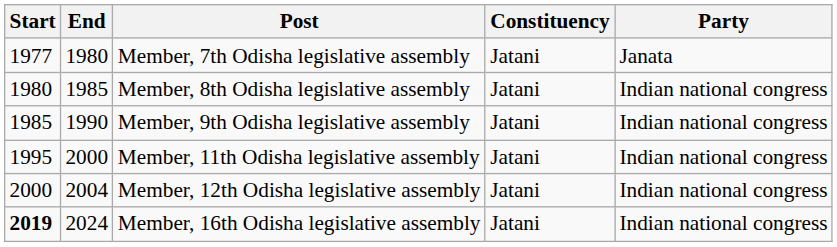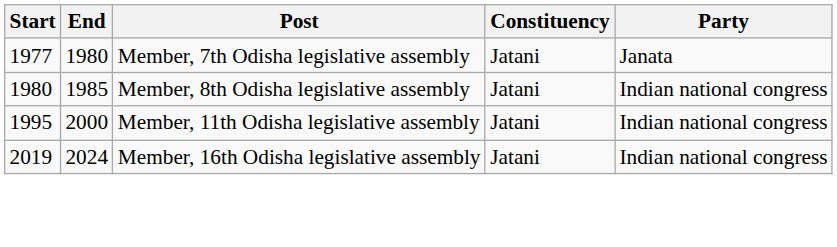- row: (294, 122)
- row: (299, 190)
(31, 223) bold -> (31, 156) normal
